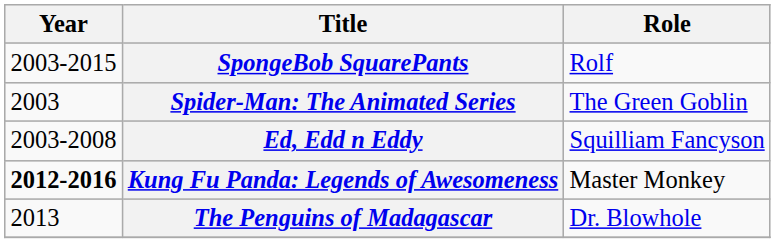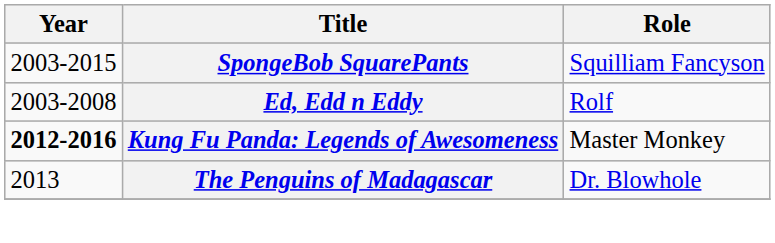(591, 62) Rolf -> (667, 62) Squilliam Fancyson
- row: (343, 101)
(667, 140) Squilliam Fancyson -> (591, 101) Rolf
